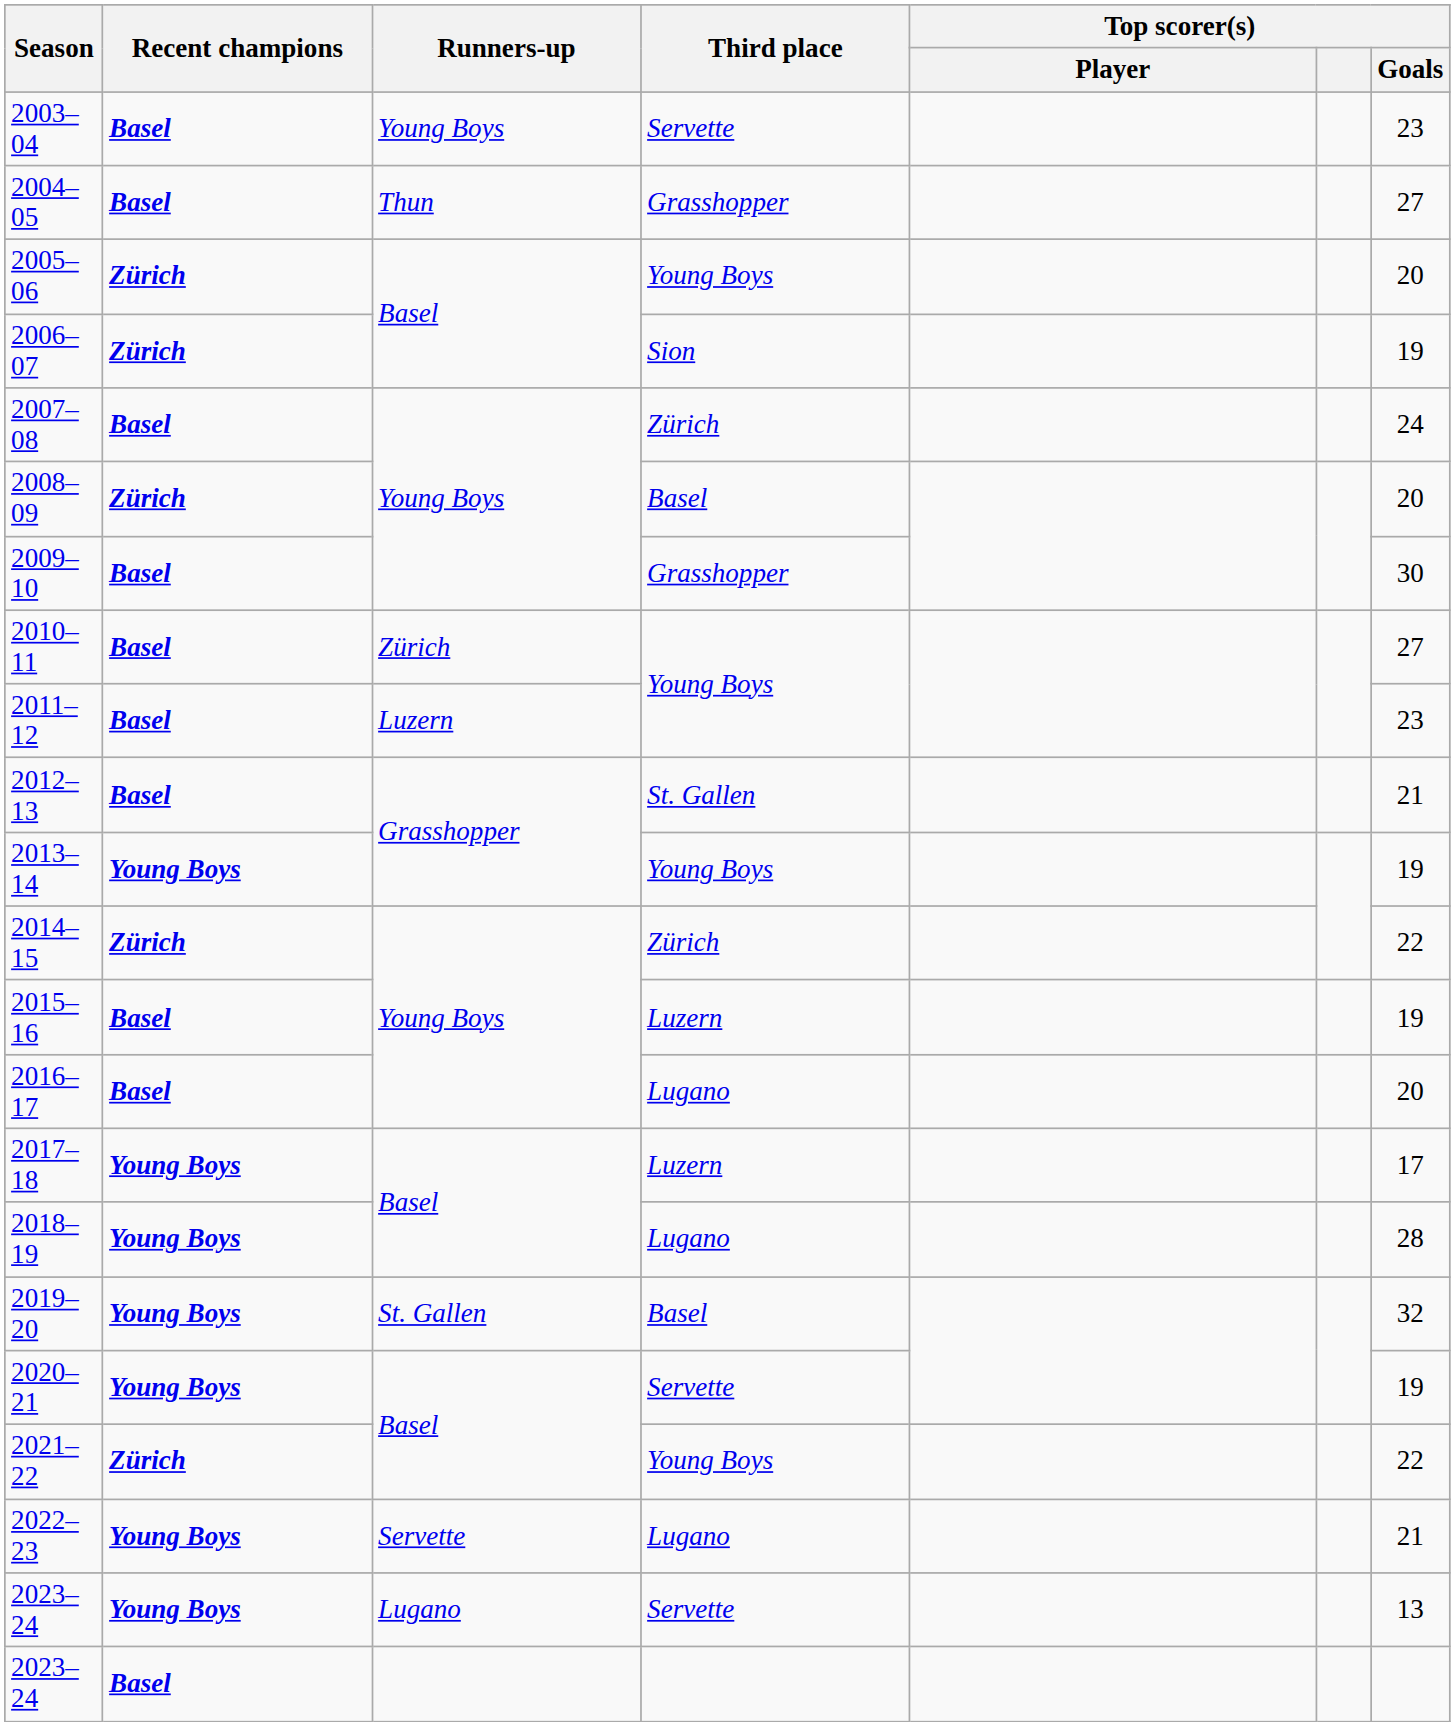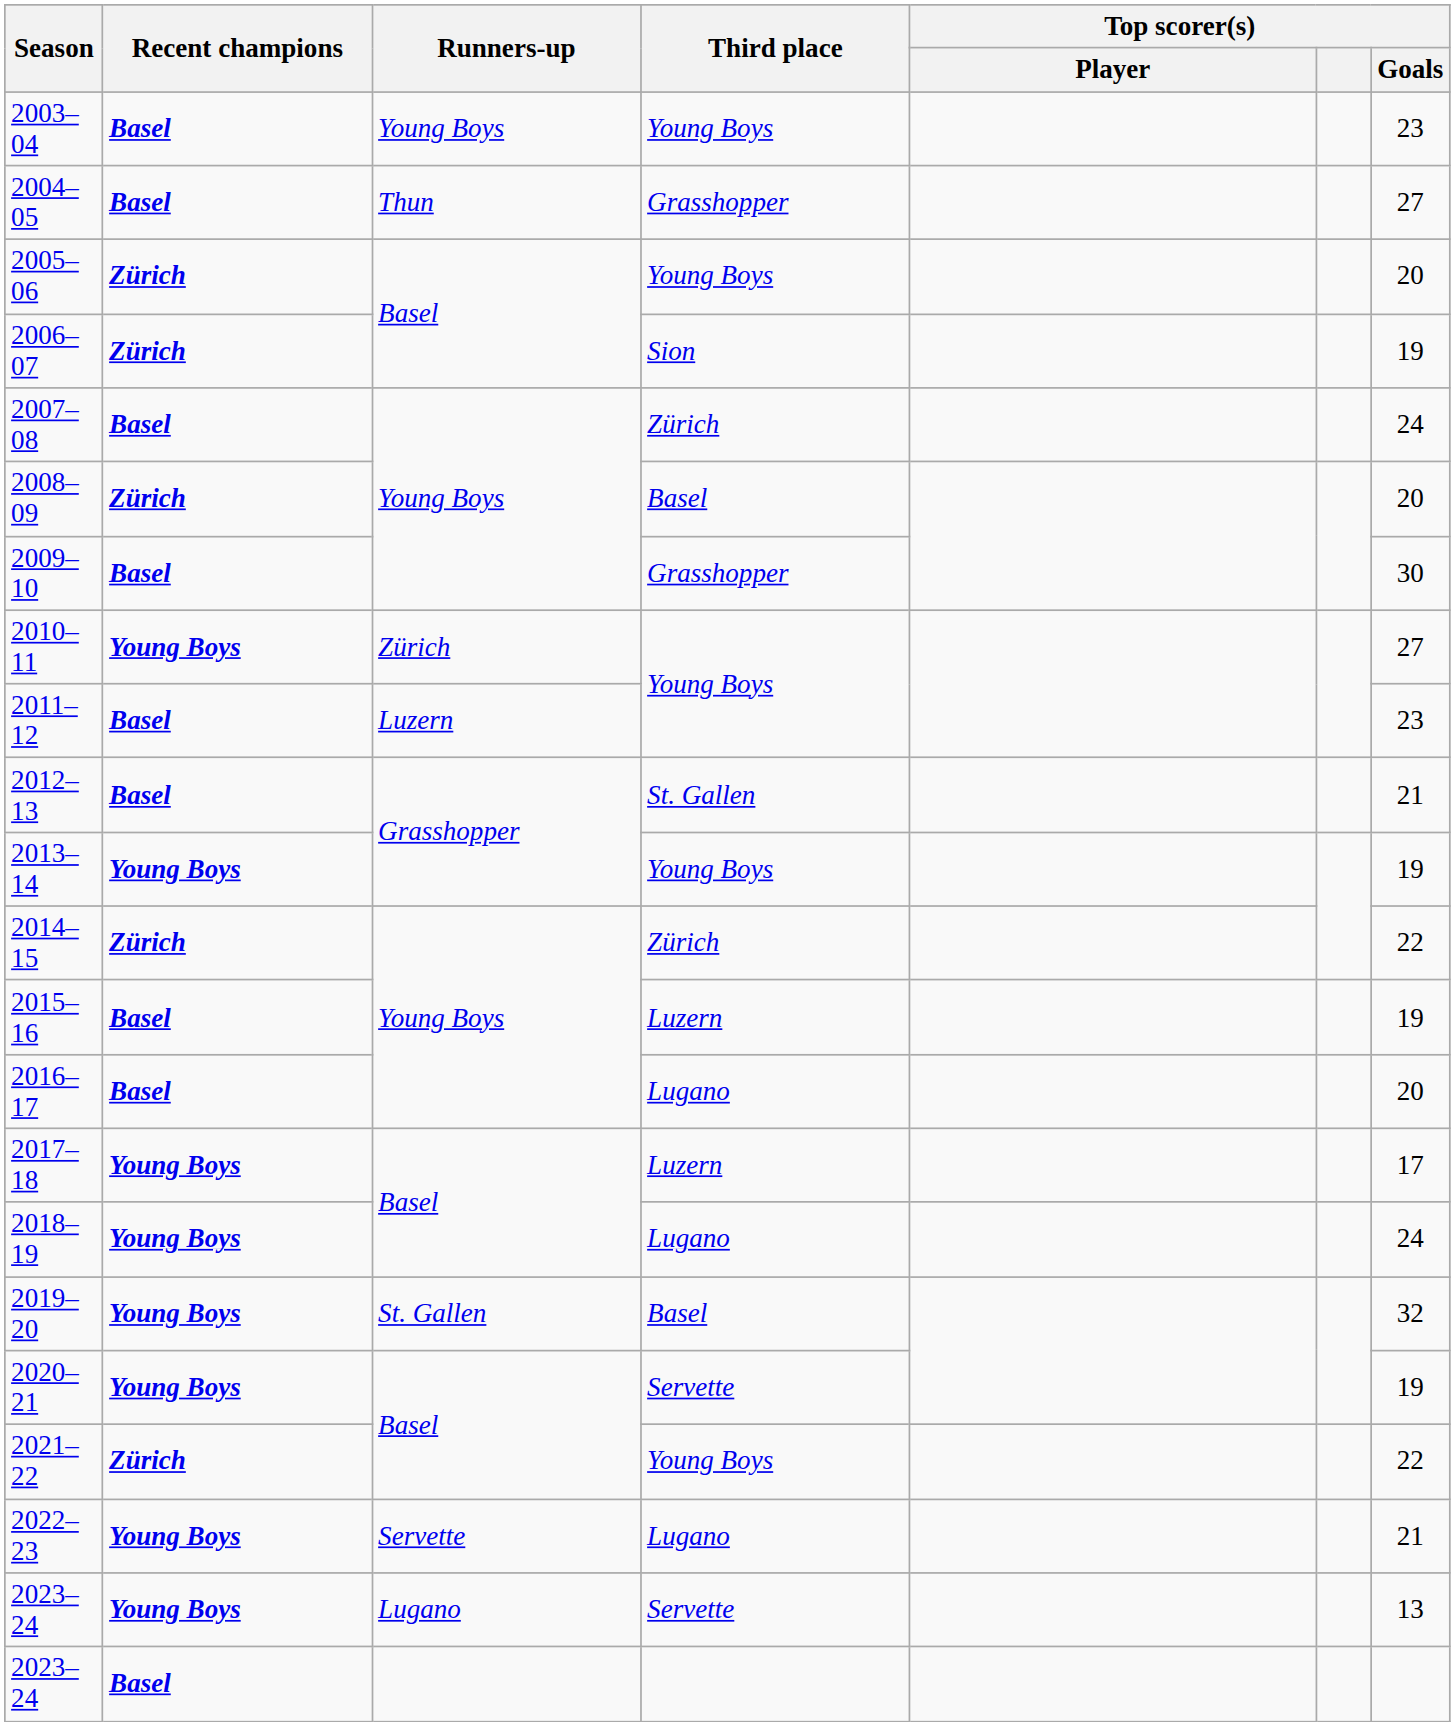(691, 127) Servette -> (710, 127) Young Boys
(140, 646) Basel -> (175, 646) Young Boys
(1410, 1238) 28 -> (1410, 1238) 24
